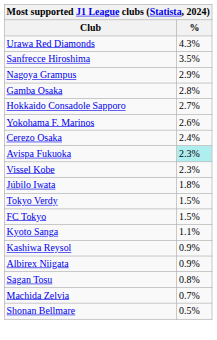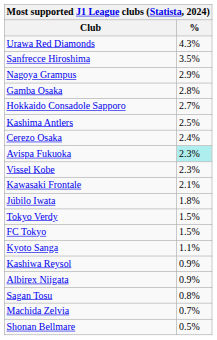- row: (50, 122)
+ row: (40, 122)
+ row: (44, 185)
